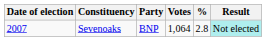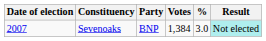(179, 28) 1,064 -> (179, 28) 1,384
(202, 28) 2.8 -> (202, 28) 3.0
